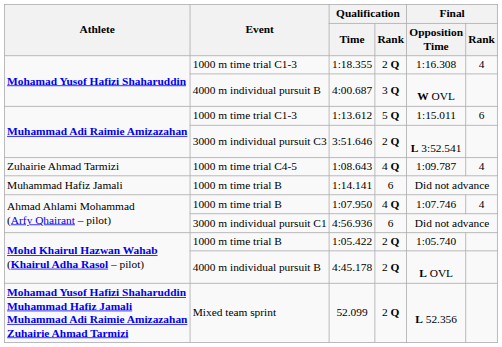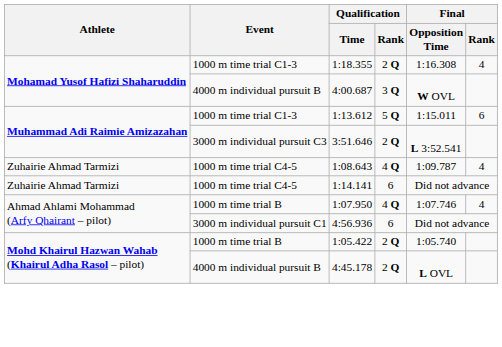(65, 185) Muhammad Hafiz Jamali -> (63, 185) Zuhairie Ahmad Tarmizi
(237, 185) 1000 m time trial B -> (245, 185) 1000 m time trial C4-5
- row: (352, 313)
